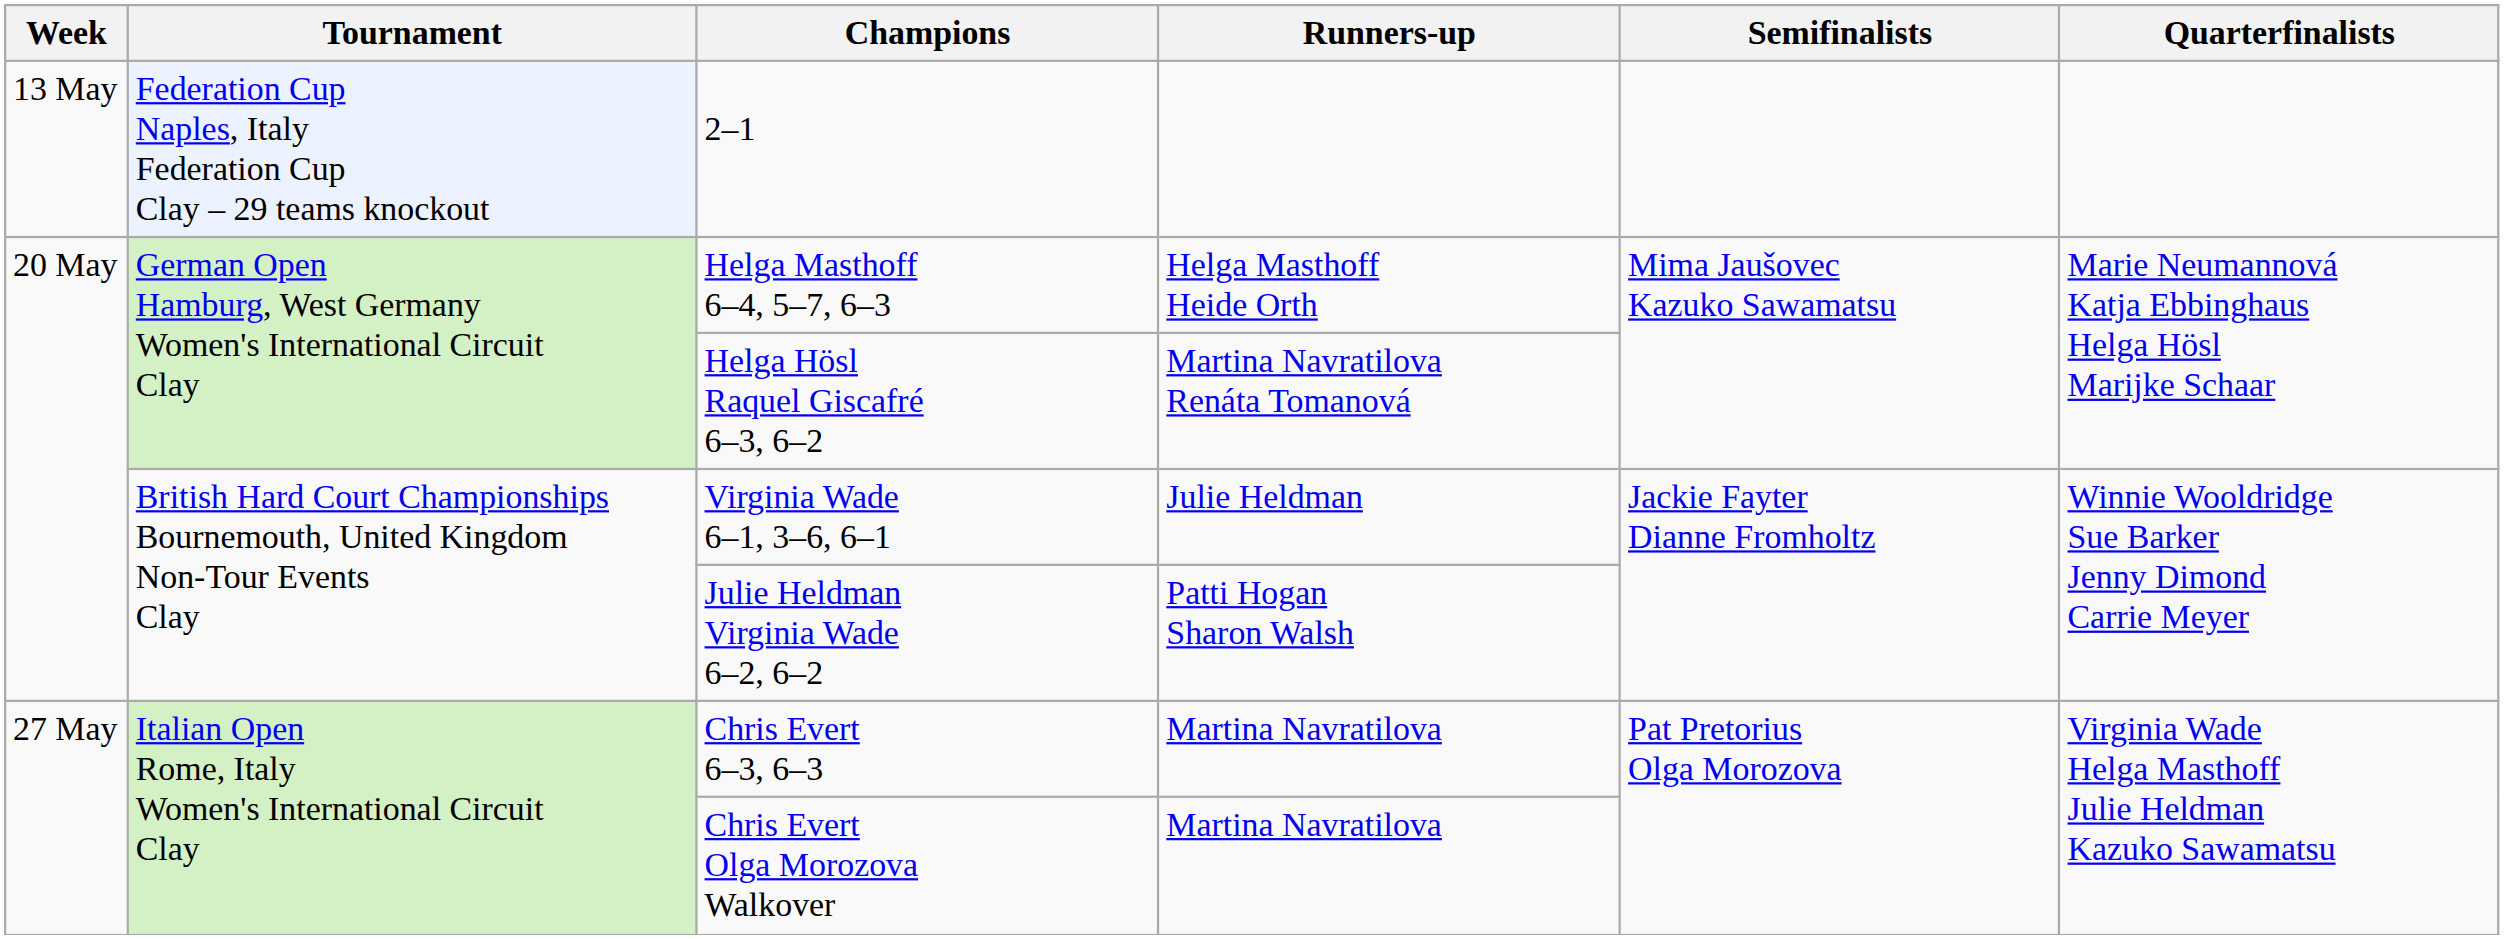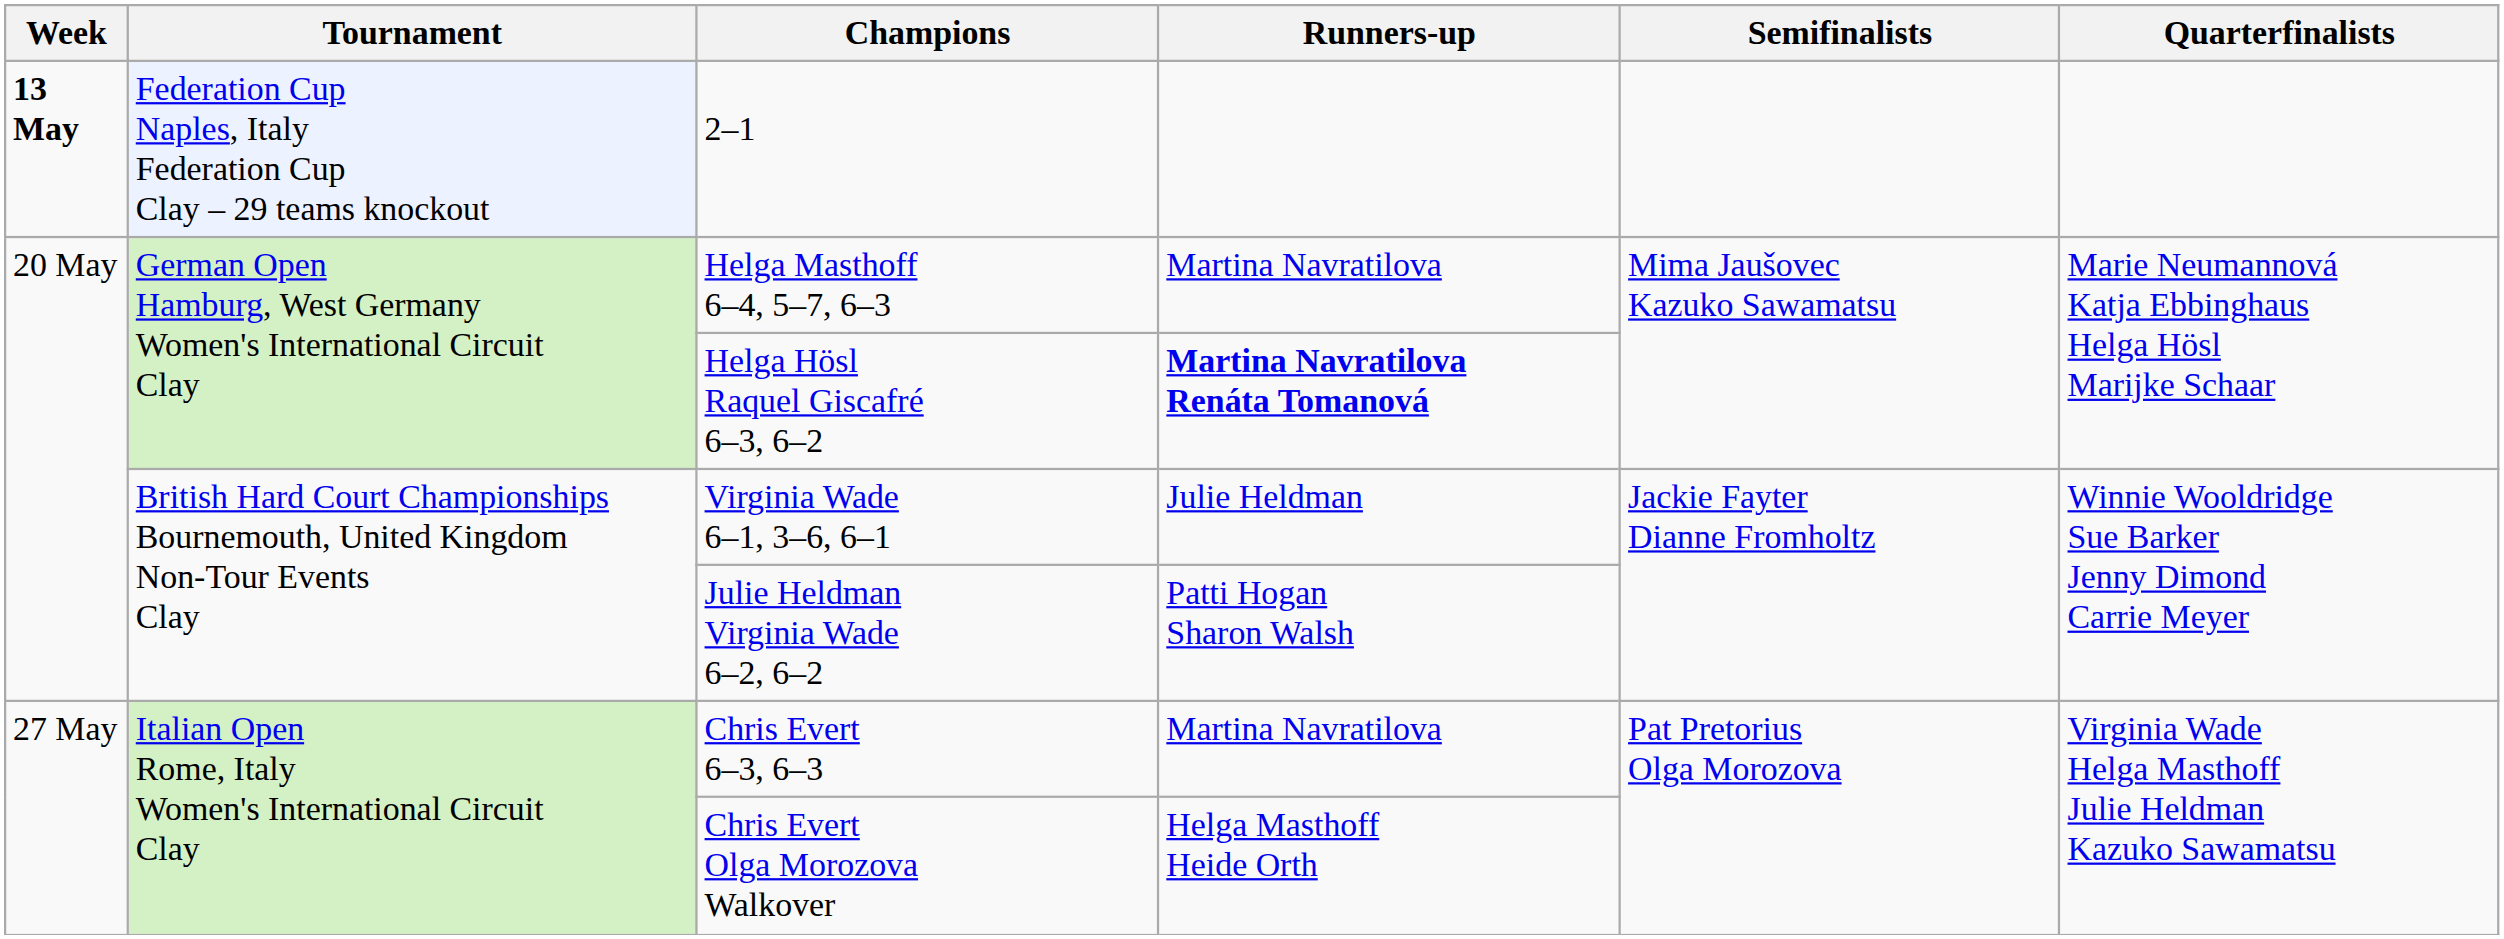(65, 88) normal -> (46, 108) bold
(1273, 284) Helga Masthoff Heide Orth -> (1304, 264) Martina Navratilova
(1304, 380) normal -> (1316, 380) bold
(1304, 825) Martina Navratilova -> (1273, 845) Helga Masthoff Heide Orth
